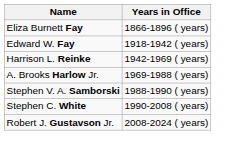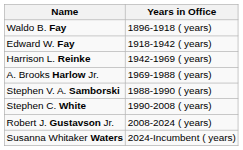- row: (45, 28)
+ row: (36, 28)
+ row: (65, 138)
